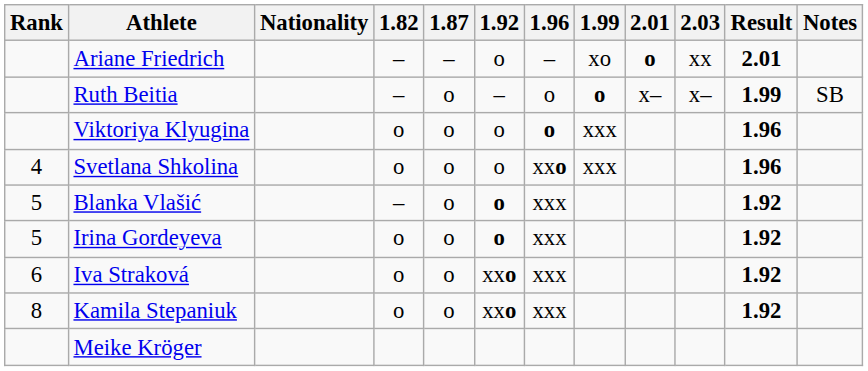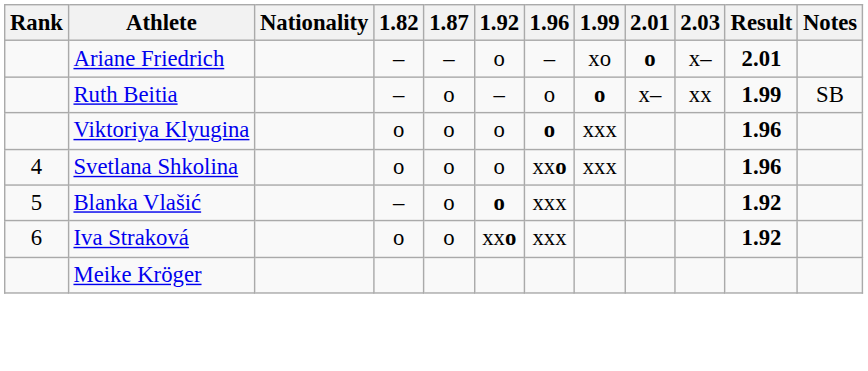(700, 58) xx -> (700, 58) x–
(700, 94) x– -> (700, 94) xx
- row: (148, 238)
- row: (155, 310)
